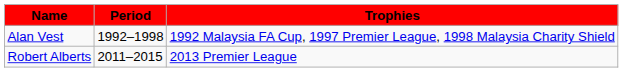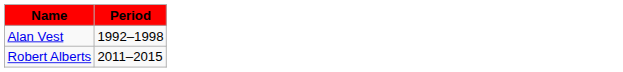- column: (392, 15)
